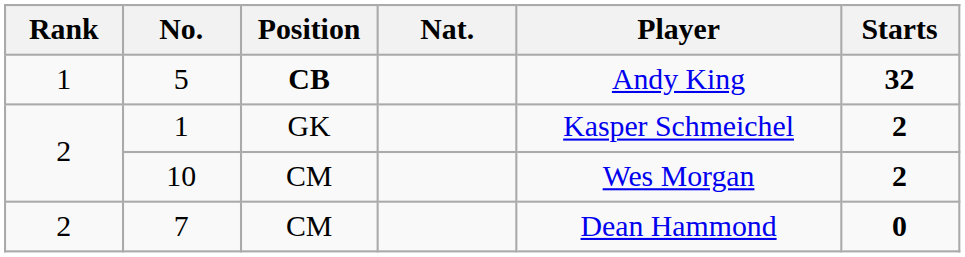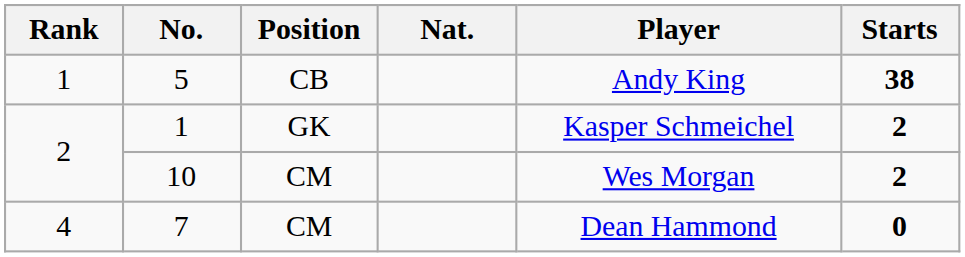(309, 78) bold -> (309, 78) normal
(900, 78) 32 -> (900, 78) 38
(64, 226) 2 -> (64, 226) 4
